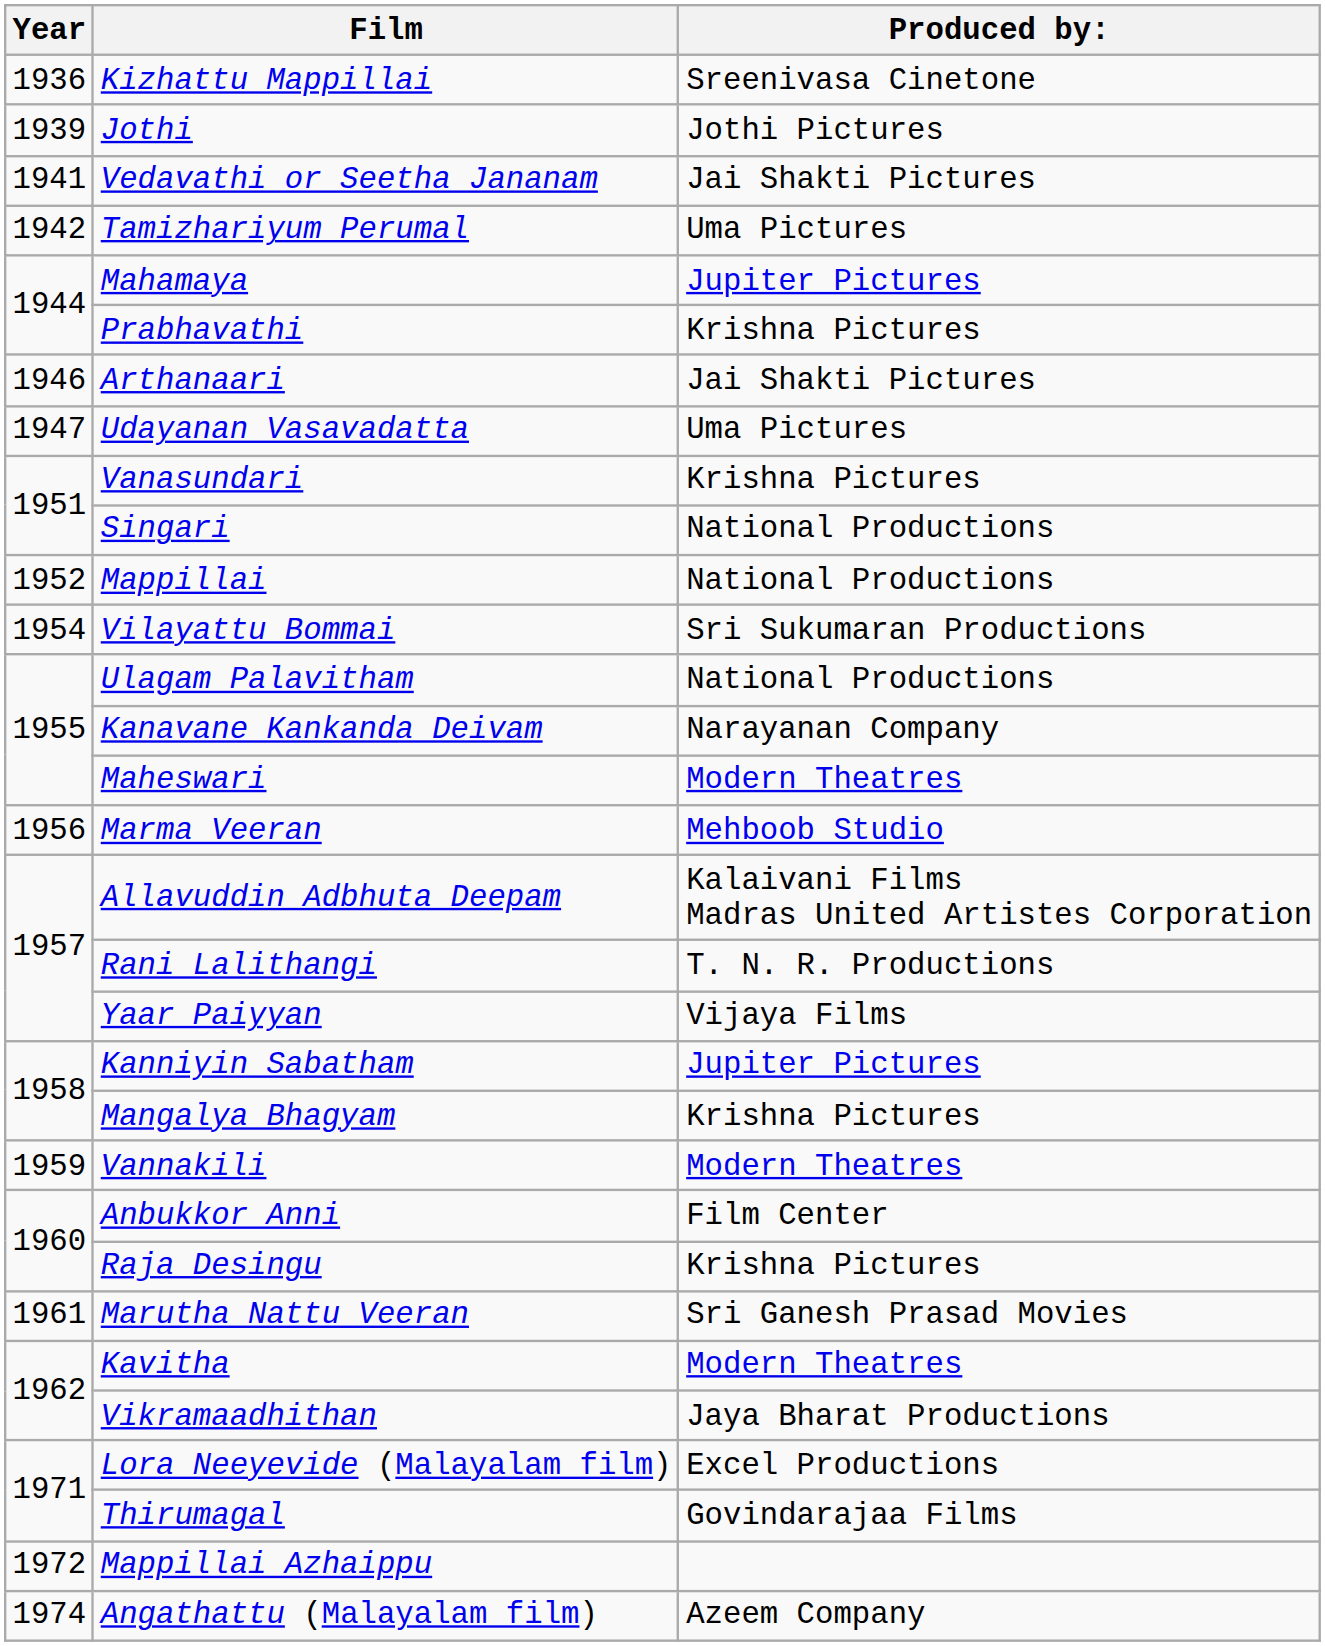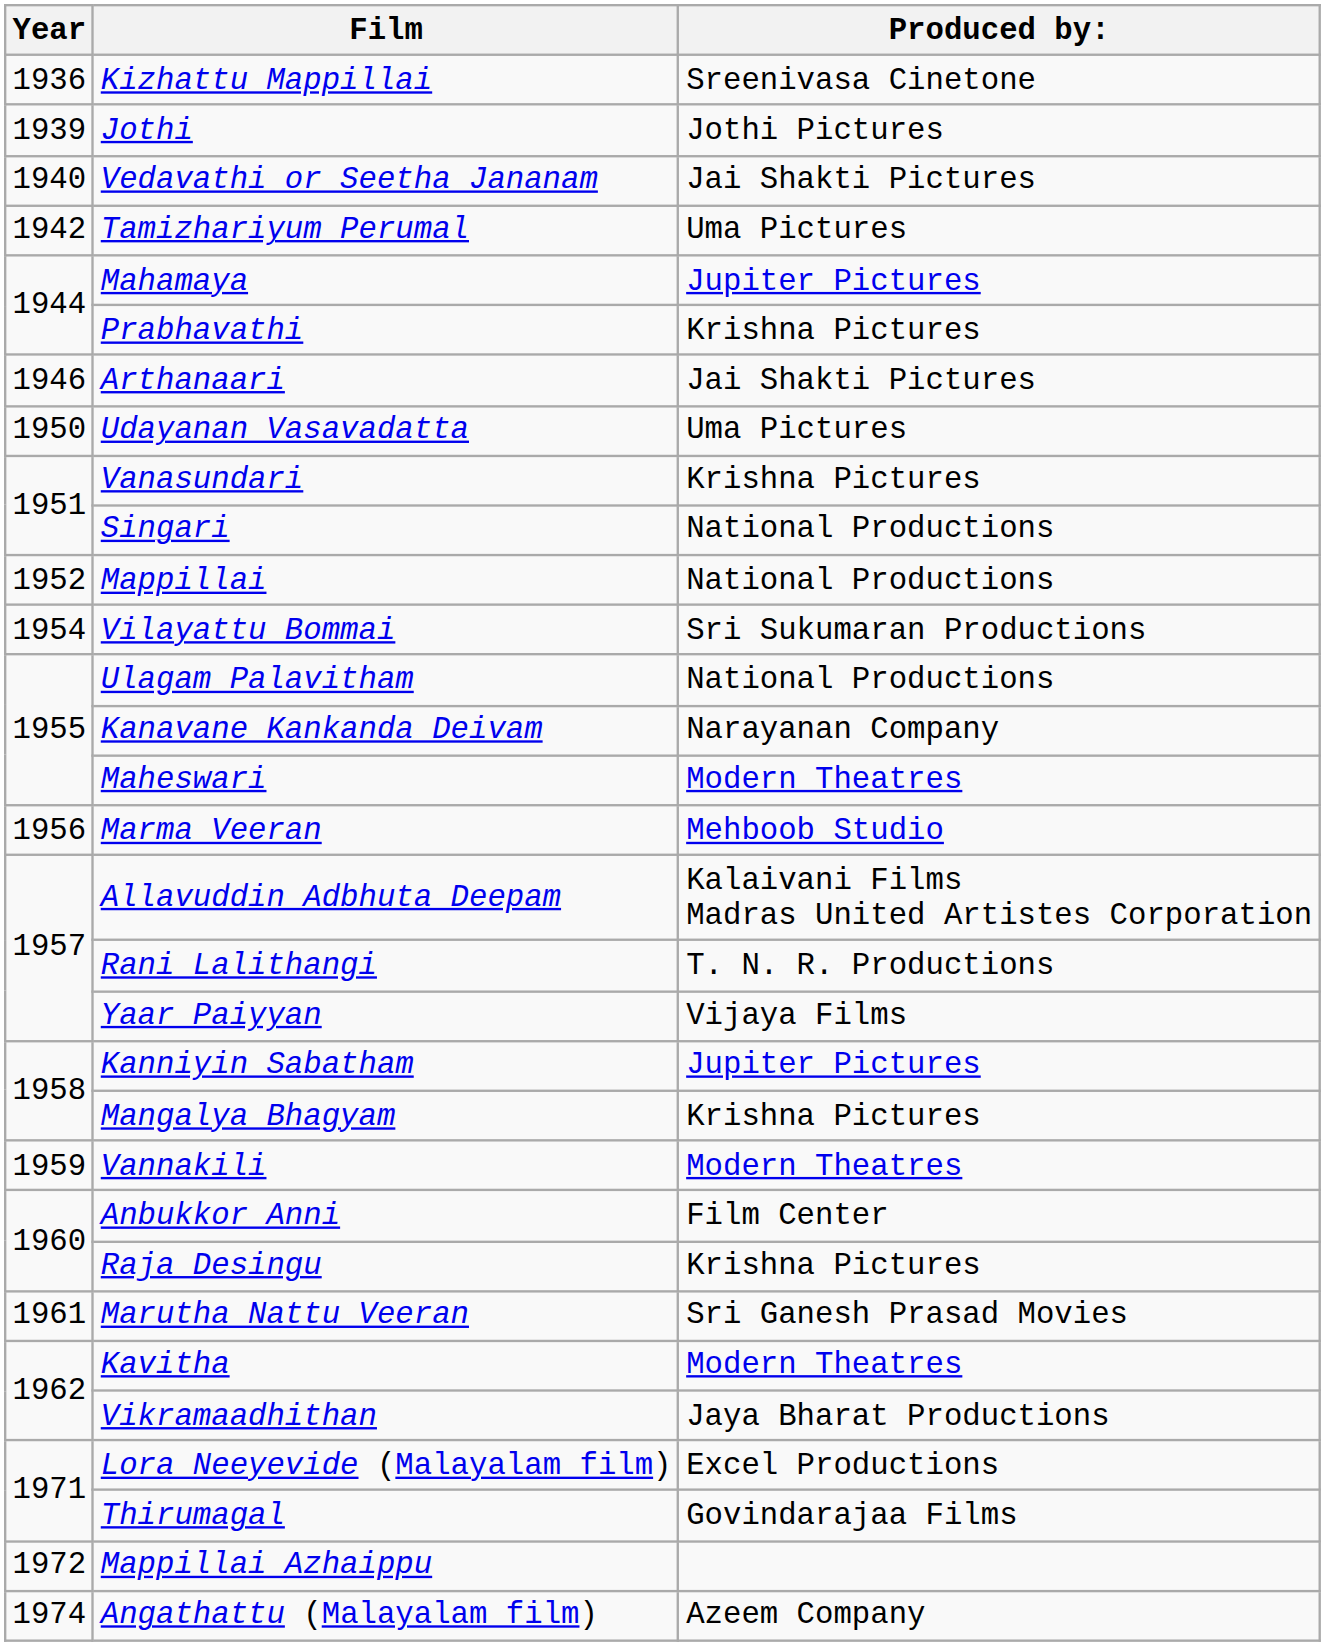(49, 180) 1941 -> (49, 180) 1940
(49, 430) 1947 -> (49, 430) 1950
